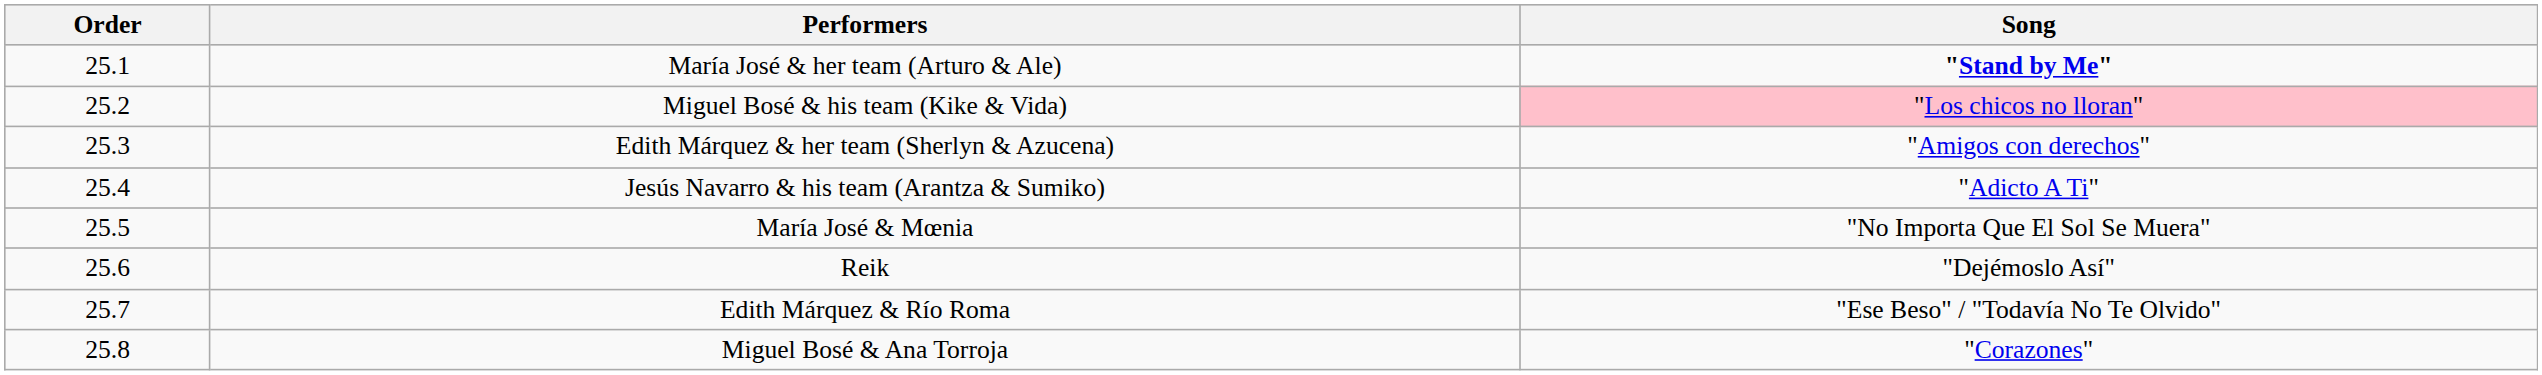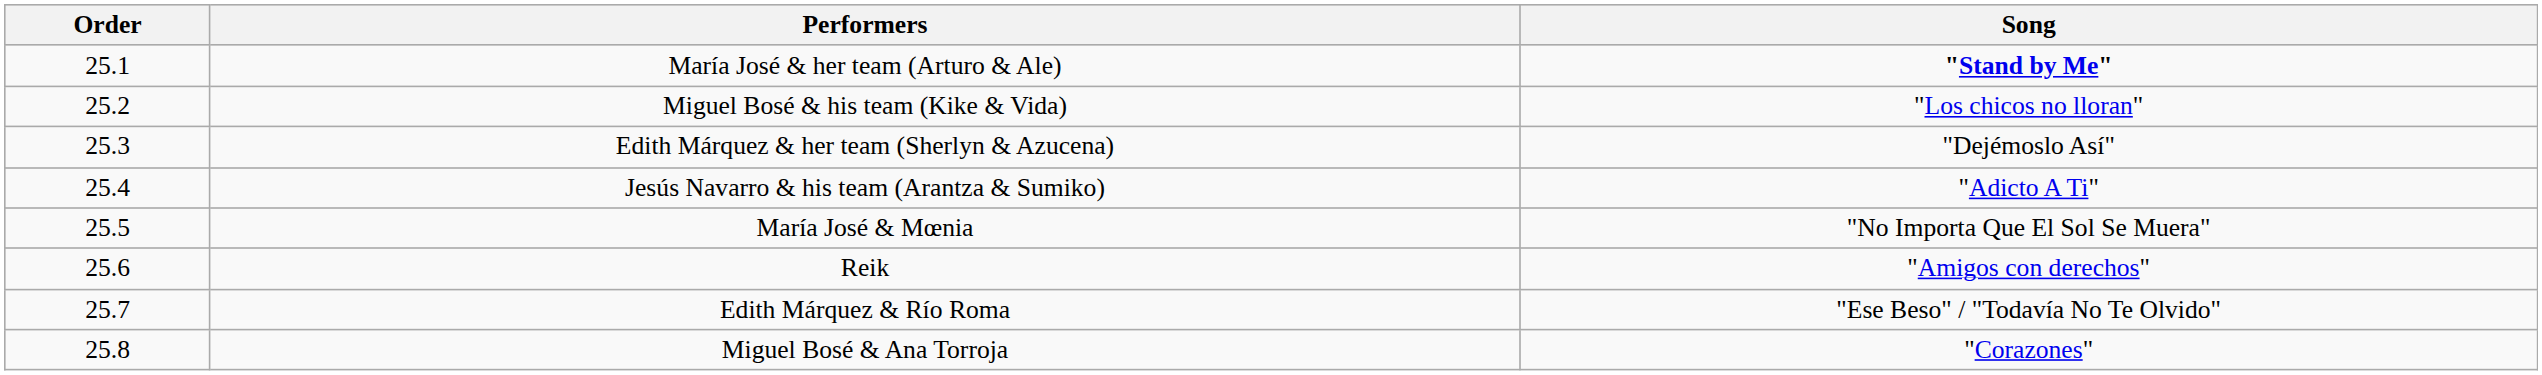(2029, 106) pink background -> (2029, 106) no background
(2029, 146) "Amigos con derechos" -> (2029, 146) "Dejémoslo Así"
(2029, 268) "Dejémoslo Así" -> (2029, 268) "Amigos con derechos"
